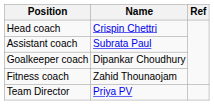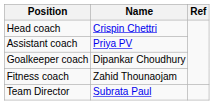(122, 44) Subrata Paul -> (113, 44) Priya PV
(113, 92) Priya PV -> (122, 92) Subrata Paul
